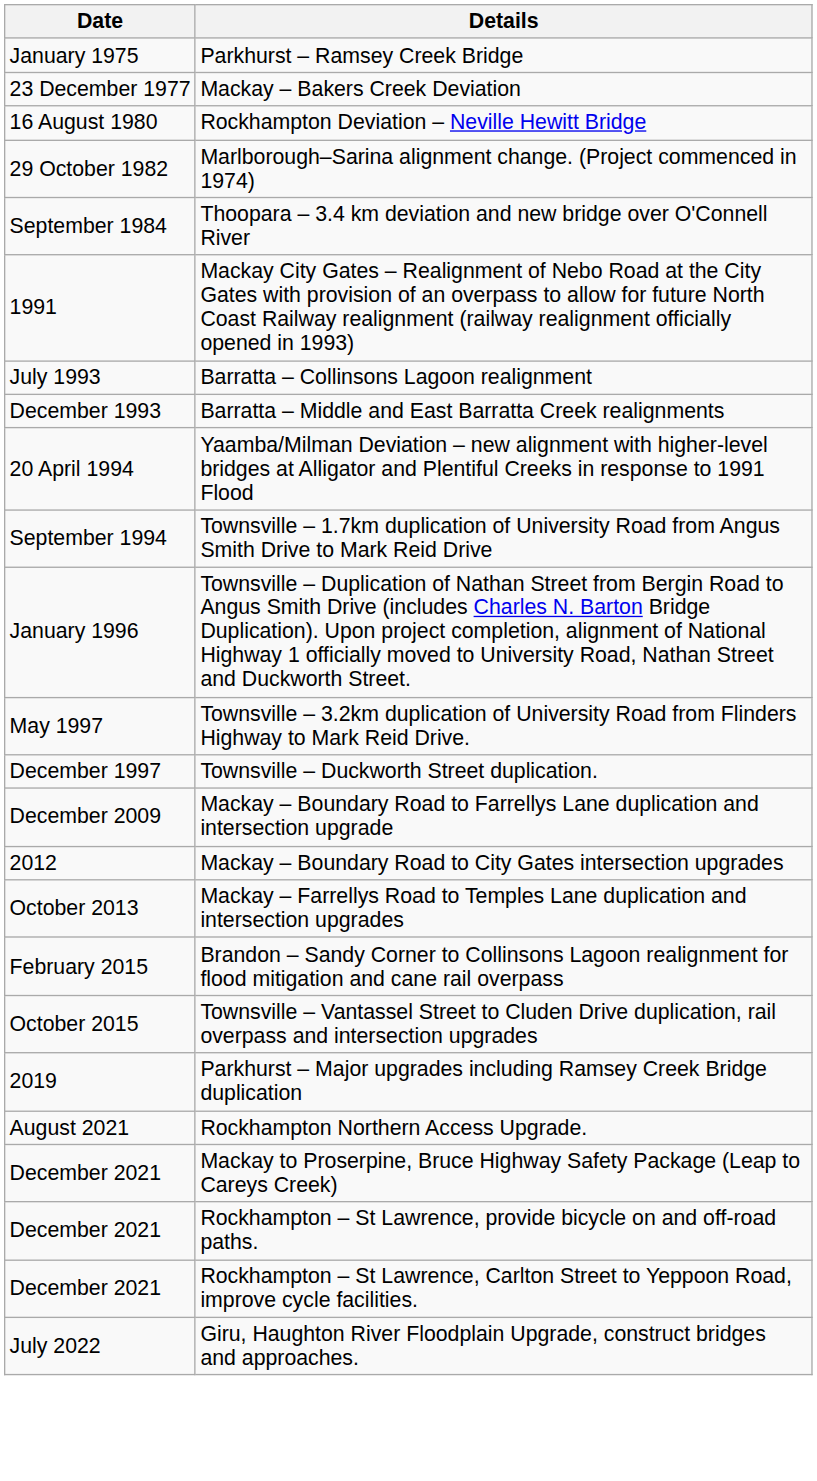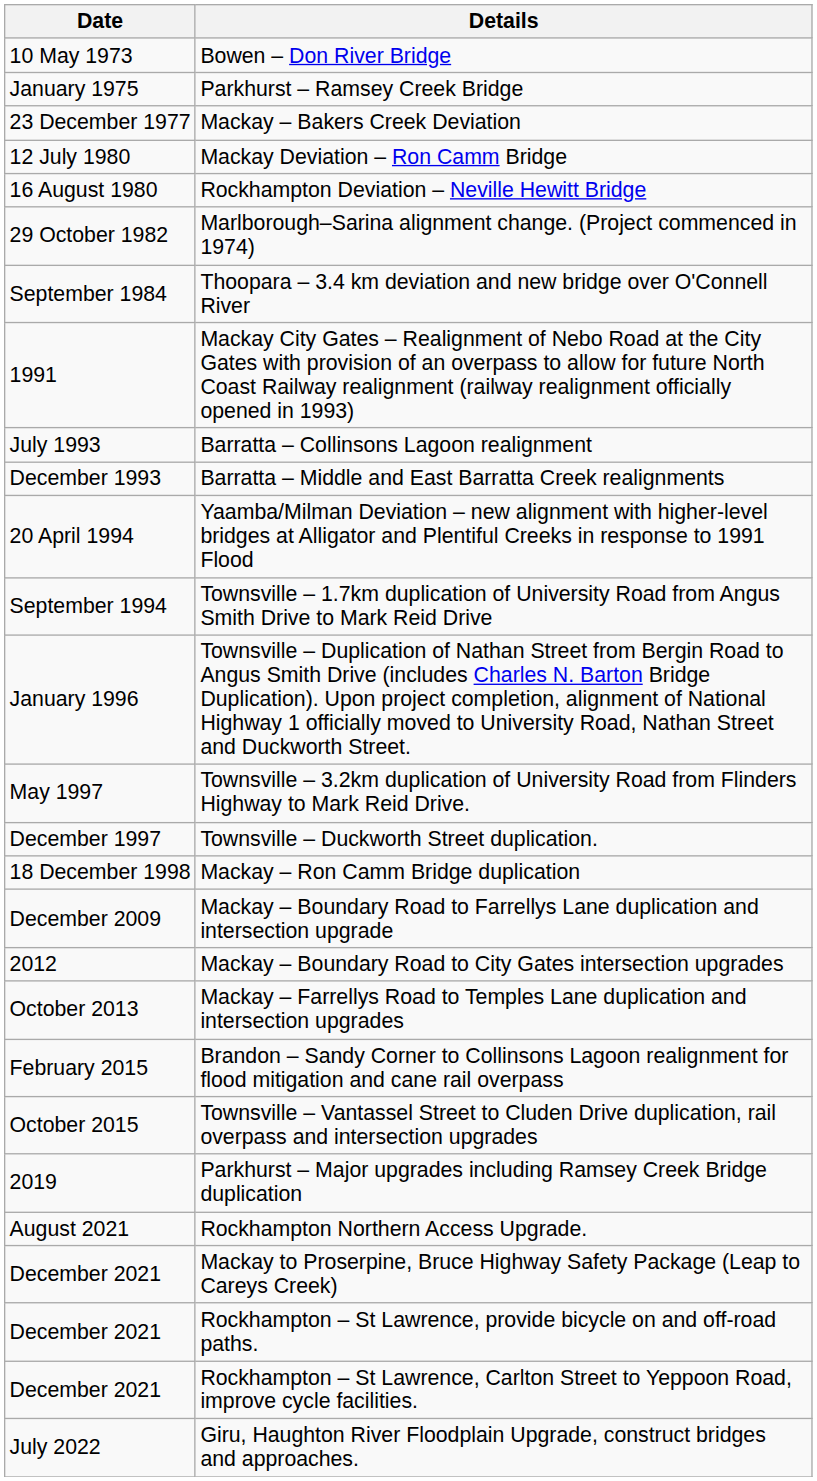+ row: (326, 55)
+ row: (384, 156)
+ row: (390, 872)
